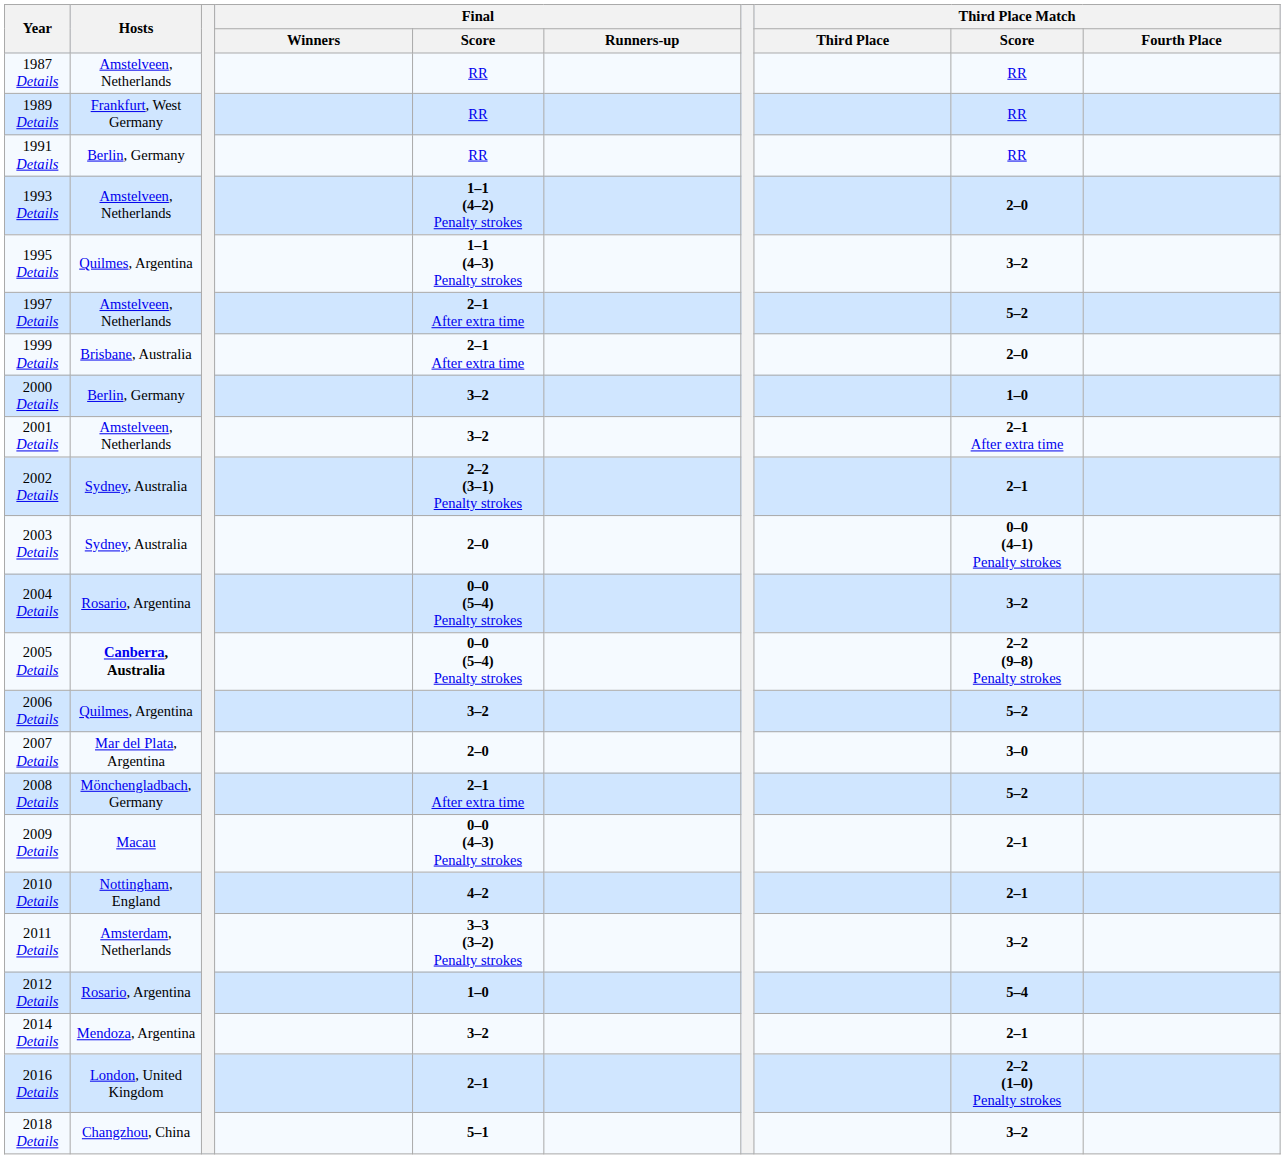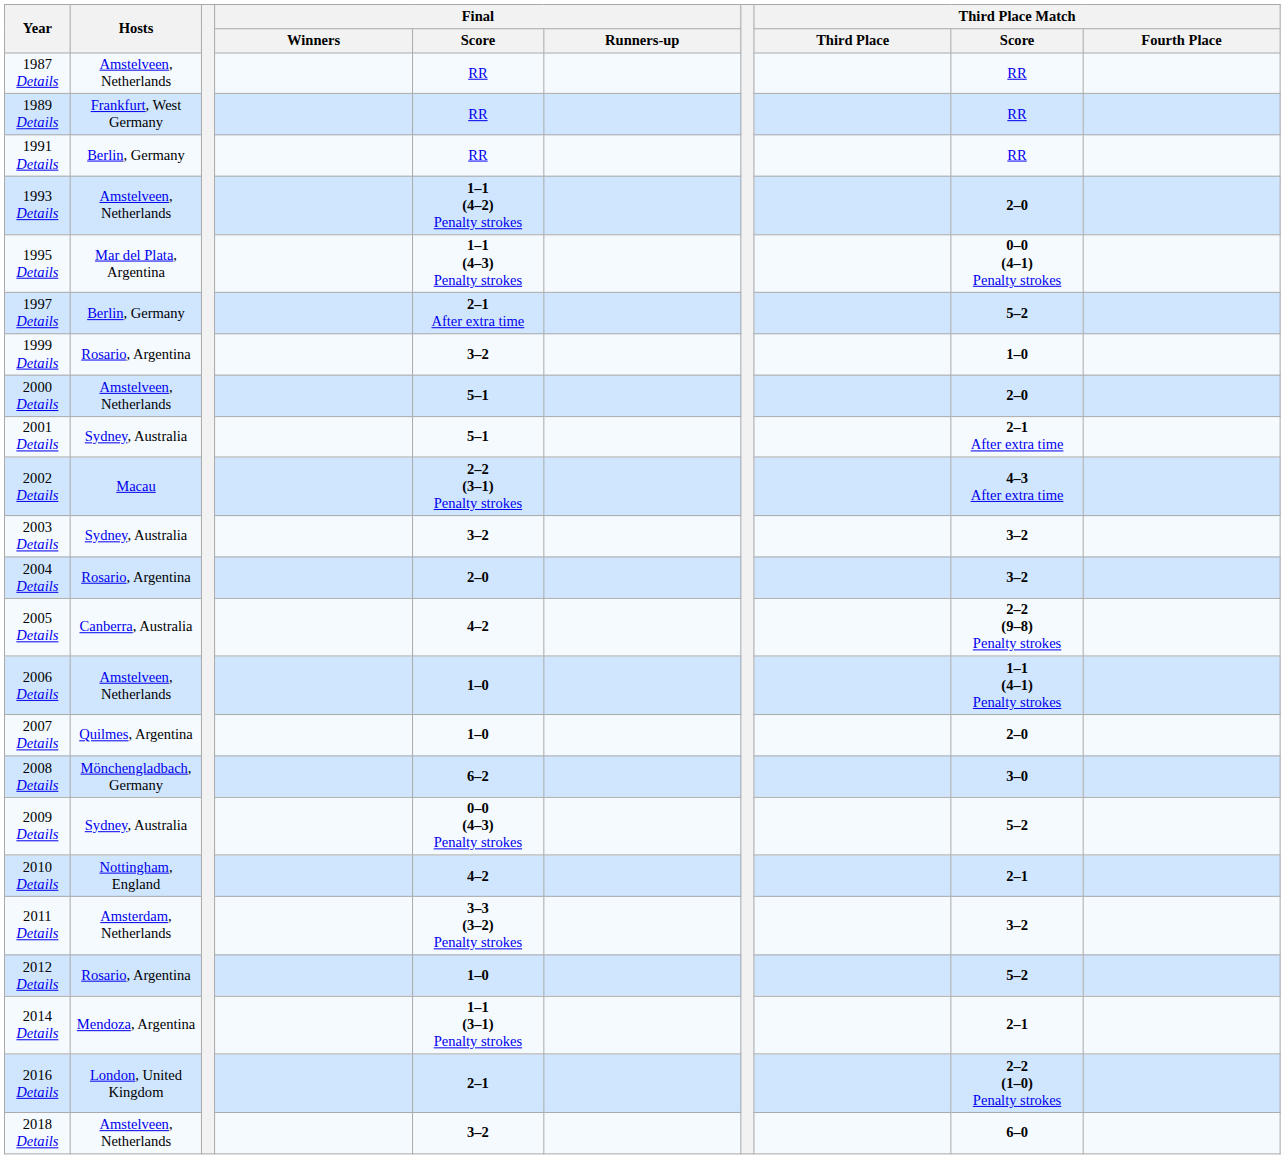(136, 263) Quilmes, Argentina -> (136, 263) Mar del Plata, Argentina
(1017, 263) 3–2 -> (1017, 263) 0–0 (4–1) Penalty strokes
(136, 313) Amstelveen, Netherlands -> (136, 313) Berlin, Germany
(136, 354) Brisbane, Australia -> (136, 354) Rosario, Argentina
(478, 354) 2–1 After extra time -> (478, 354) 3–2
(1017, 354) 2–0 -> (1017, 354) 1–0
(136, 395) Berlin, Germany -> (136, 395) Amstelveen, Netherlands
(478, 395) 3–2 -> (478, 395) 5–1
(1017, 395) 1–0 -> (1017, 395) 2–0
(136, 437) Amstelveen, Netherlands -> (136, 437) Sydney, Australia
(478, 437) 3–2 -> (478, 437) 5–1
(136, 486) Sydney, Australia -> (136, 486) Macau
(1017, 486) 2–1 -> (1017, 486) 4–3 After extra time
(478, 545) 2–0 -> (478, 536) 3–2
(1017, 545) 0–0 (4–1) Penalty strokes -> (1017, 536) 3–2
(478, 603) 0–0 (5–4) Penalty strokes -> (478, 577) 2–0
(136, 661) bold -> (136, 627) normal
(478, 661) 0–0 (5–4) Penalty strokes -> (478, 627) 4–2
(136, 711) Quilmes, Argentina -> (136, 685) Amstelveen, Netherlands
(478, 711) 3–2 -> (478, 685) 1–0
(1017, 711) 5–2 -> (1017, 685) 1–1 (4–1) Penalty strokes
(136, 752) Mar del Plata, Argentina -> (136, 735) Quilmes, Argentina
(478, 752) 2–0 -> (478, 735) 1–0
(1017, 752) 3–0 -> (1017, 735) 2–0
(478, 793) 2–1 After extra time -> (478, 776) 6–2
(1017, 793) 5–2 -> (1017, 776) 3–0
(136, 843) Macau -> (136, 826) Sydney, Australia
(1017, 843) 2–1 -> (1017, 826) 5–2
(1017, 992) 5–4 -> (1017, 975) 5–2
(478, 1033) 3–2 -> (478, 1025) 1–1 (3–1) Penalty strokes
(136, 1133) Changzhou, China -> (136, 1133) Amstelveen, Netherlands
(478, 1133) 5–1 -> (478, 1133) 3–2
(1017, 1133) 3–2 -> (1017, 1133) 6–0
